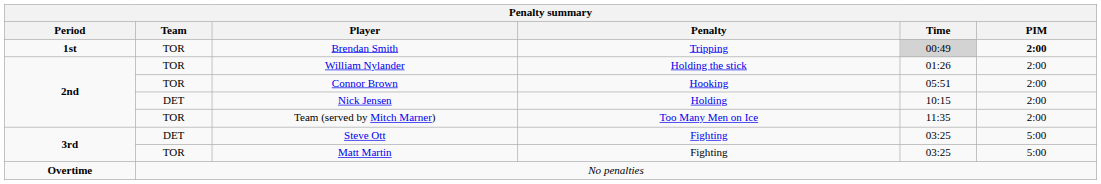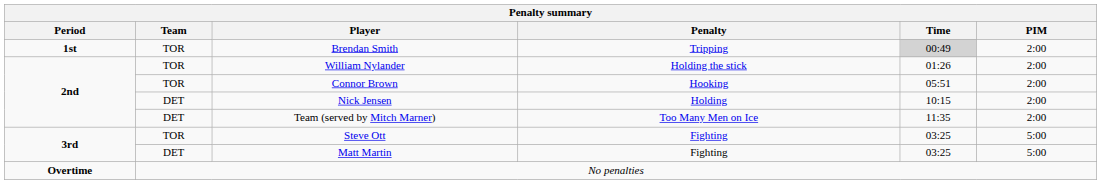(1037, 48) bold -> (1037, 48) normal
(174, 118) TOR -> (174, 118) DET
(174, 135) DET -> (174, 135) TOR
(174, 153) TOR -> (174, 153) DET
